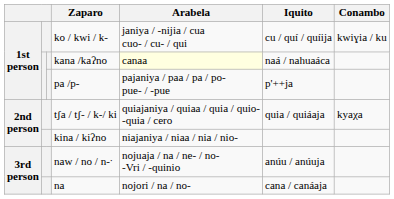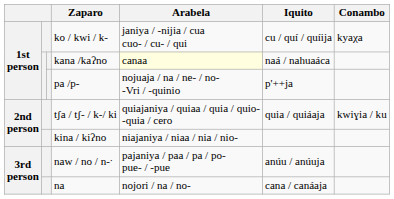(362, 36) kwiɣia / ku -> (350, 36) kyaχa
(174, 84) pajaniya / paa / pa / po- pue- / -pue -> (171, 84) nojuaja / na / ne- / no- -Vri / -quinio
(350, 114) kyaχa -> (362, 114) kwiɣia / ku
(171, 161) nojuaja / na / ne- / no- -Vri / -quinio -> (174, 161) pajaniya / paa / pa / po- pue- / -pue
